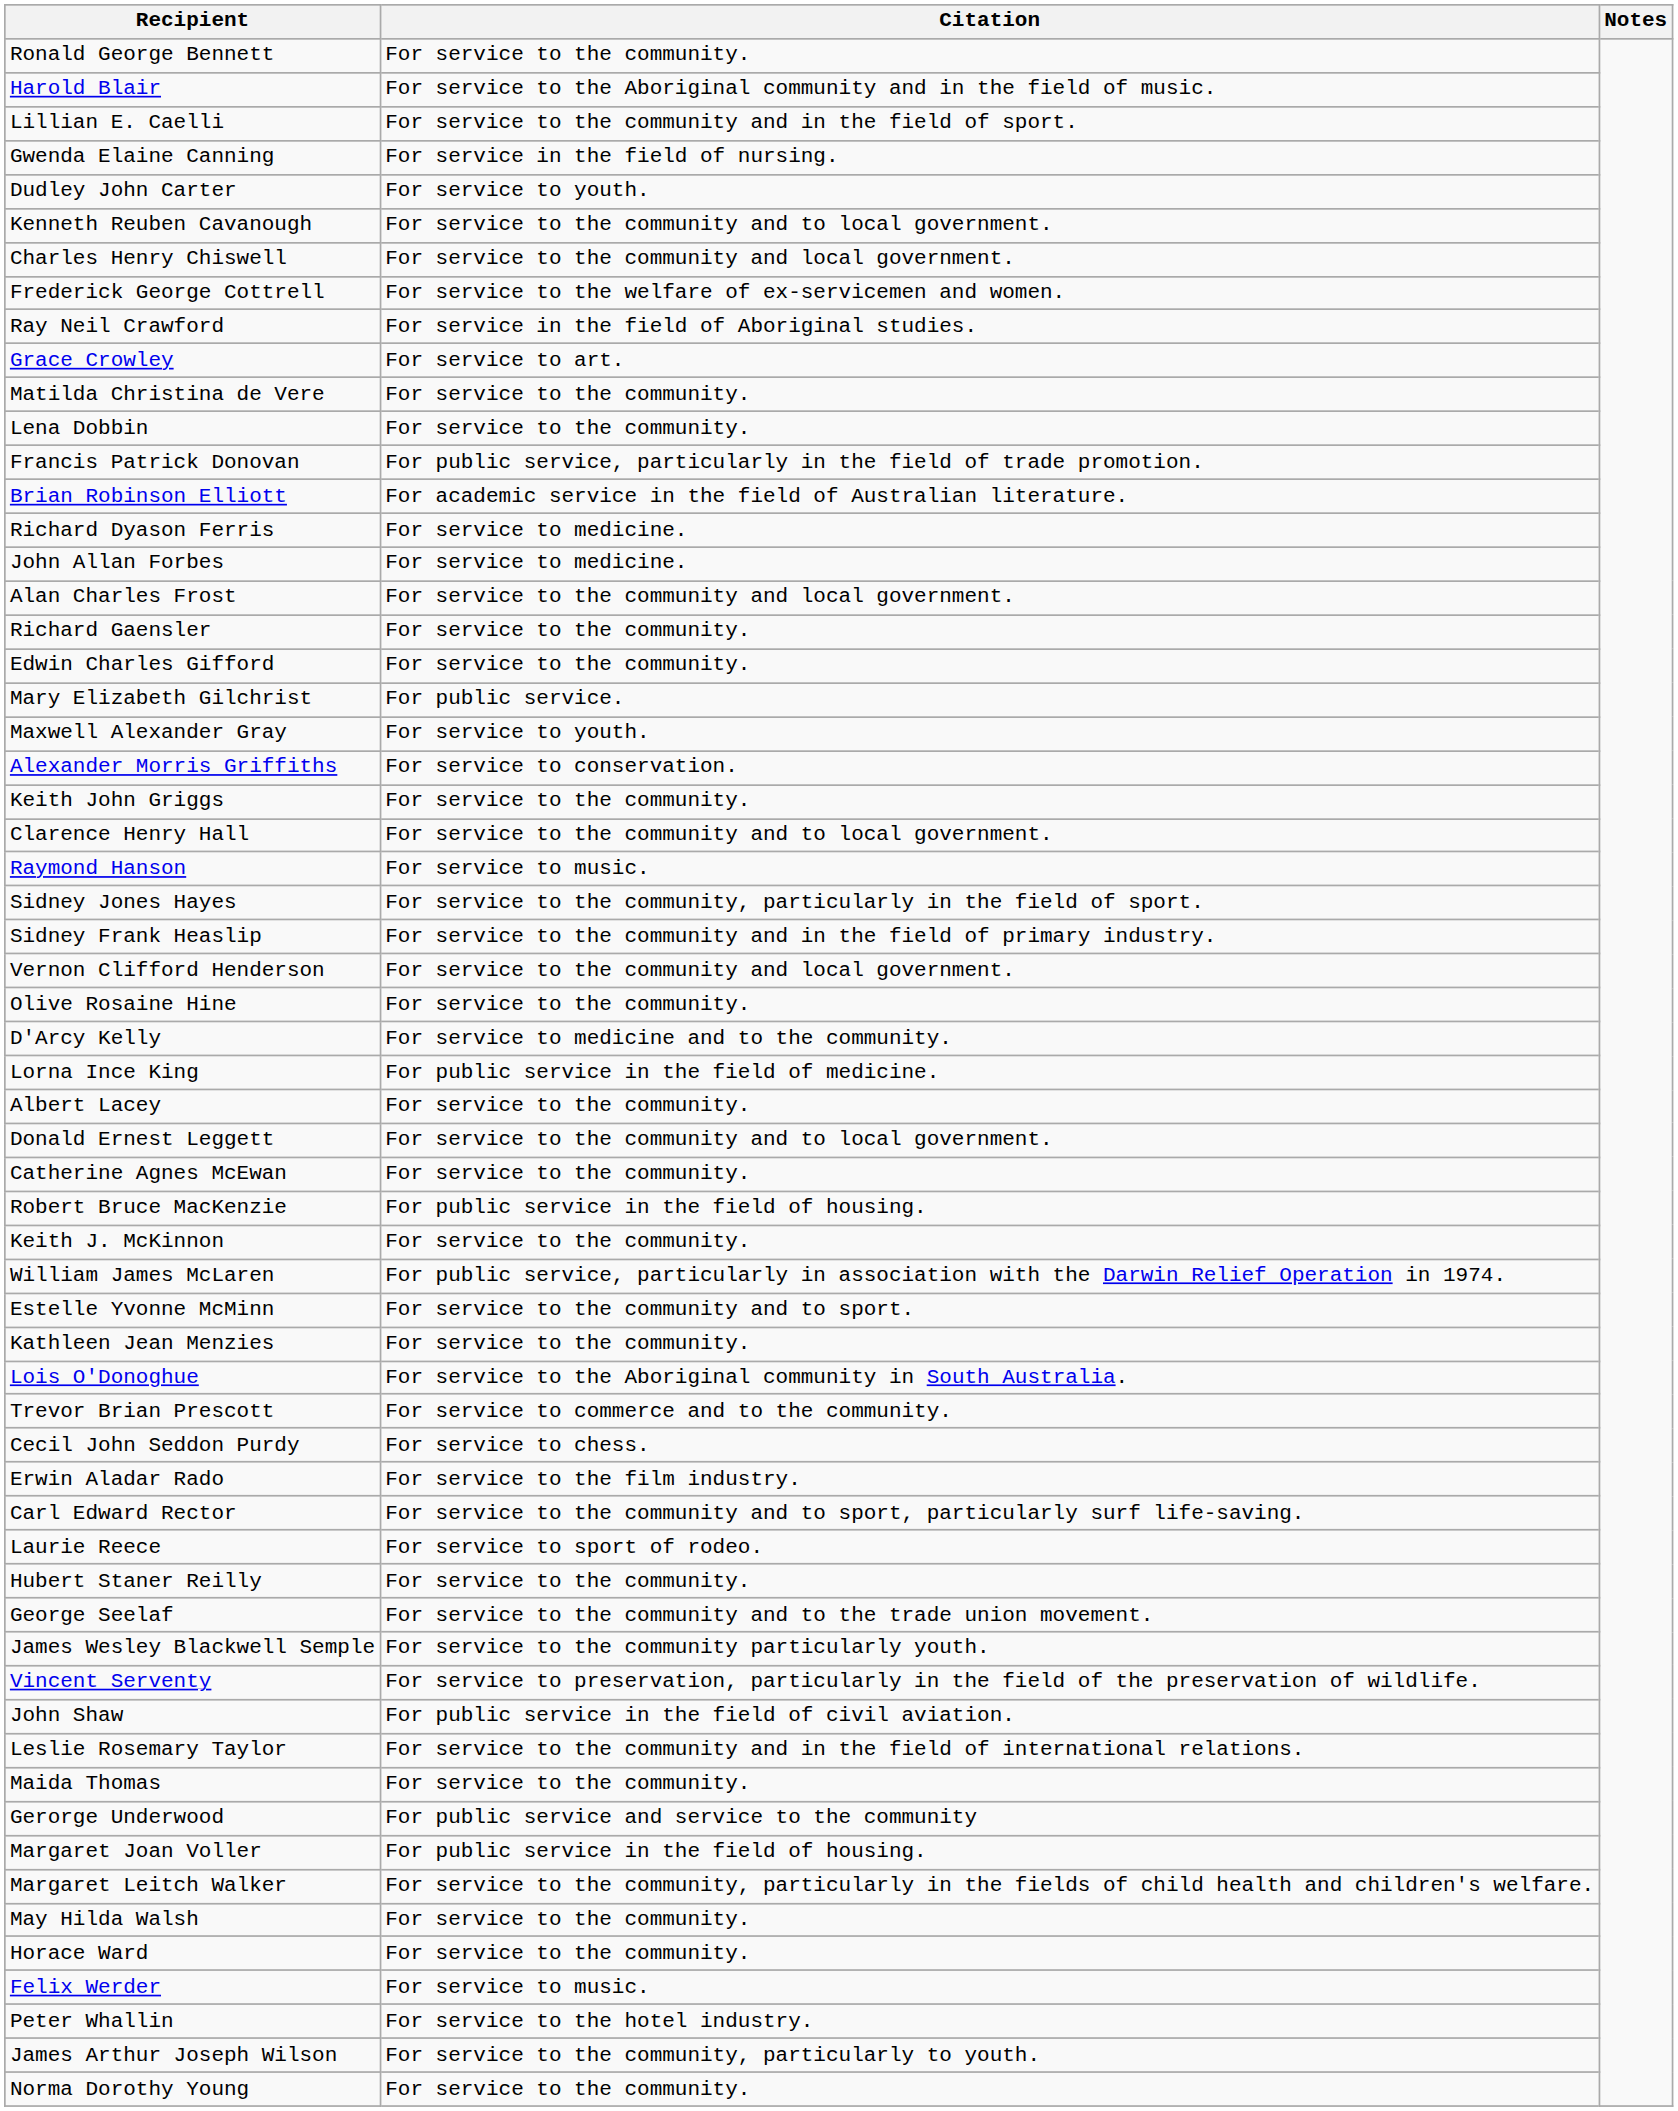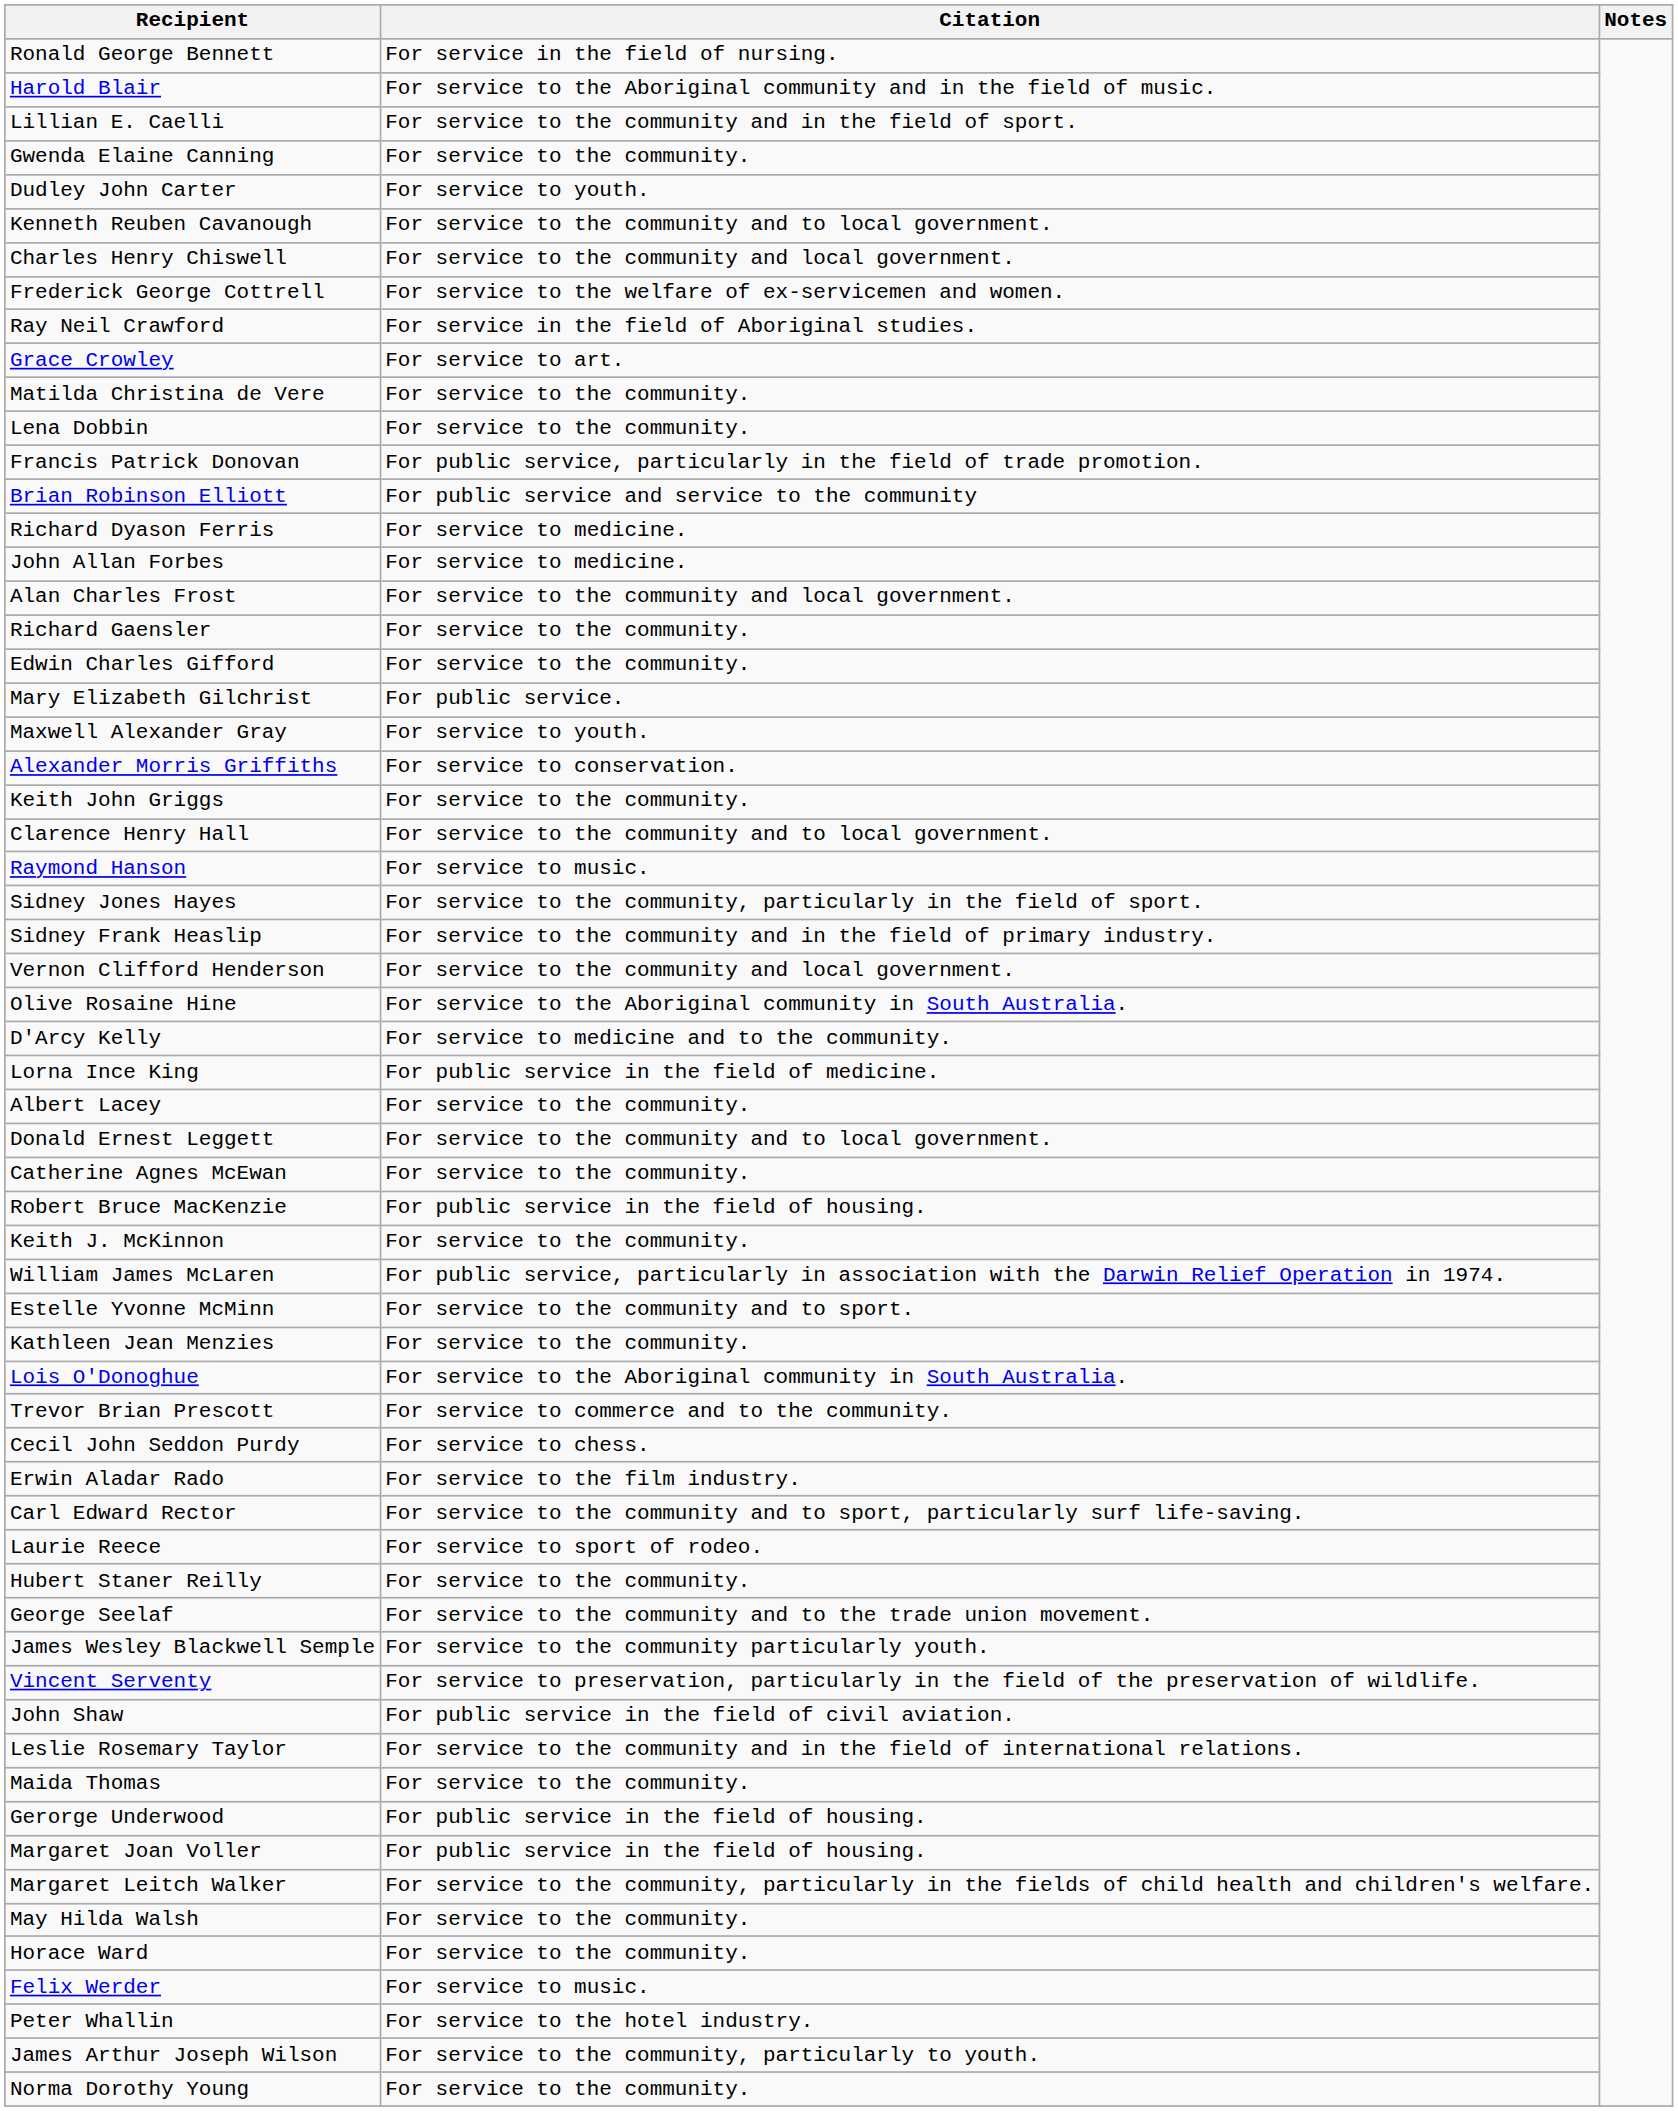(568, 56) For service to the community. -> (612, 56) For service in the field of nursing.
(612, 158) For service in the field of nursing. -> (568, 158) For service to the community.
(757, 497) For academic service in the field of Australian literature. -> (681, 497) For public service and service to the community
(568, 1005) For service to the community. -> (757, 1005) For service to the Aboriginal community in South Australia.
(681, 1819) For public service and service to the community -> (656, 1819) For public service in the field of housing.
